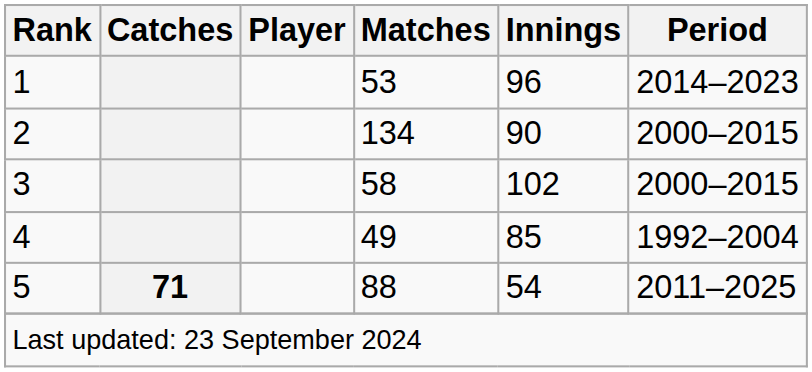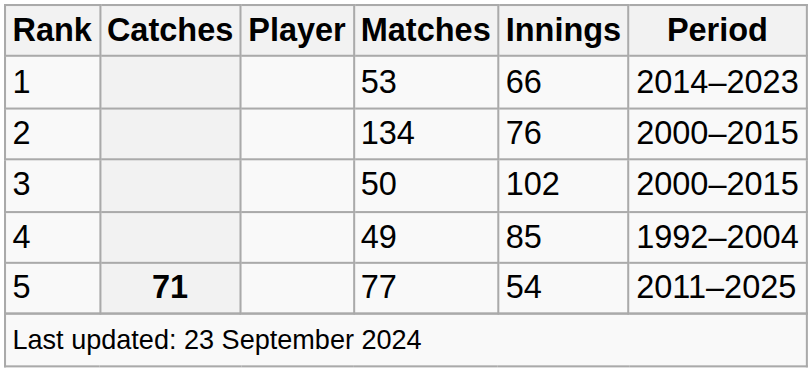(524, 81) 96 -> (524, 81) 66
(524, 133) 90 -> (524, 133) 76
(379, 184) 58 -> (379, 184) 50
(379, 287) 88 -> (379, 287) 77
